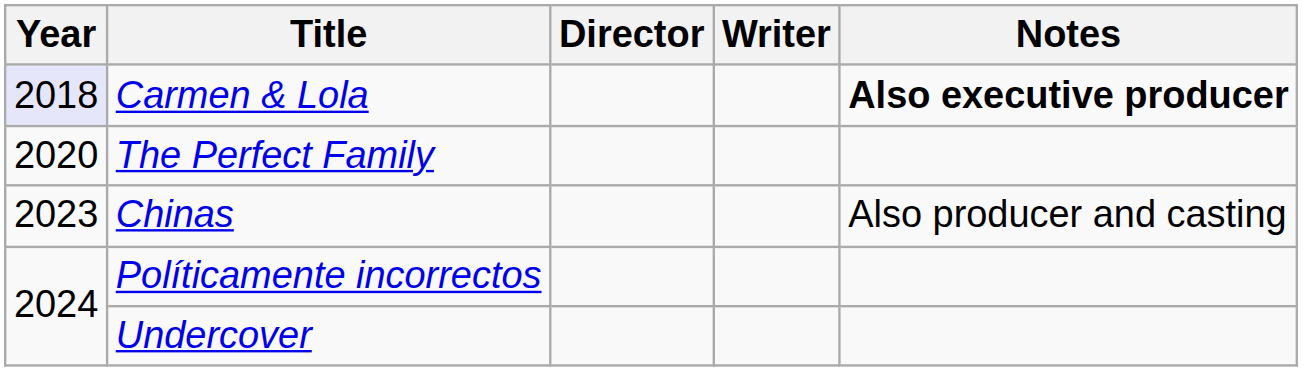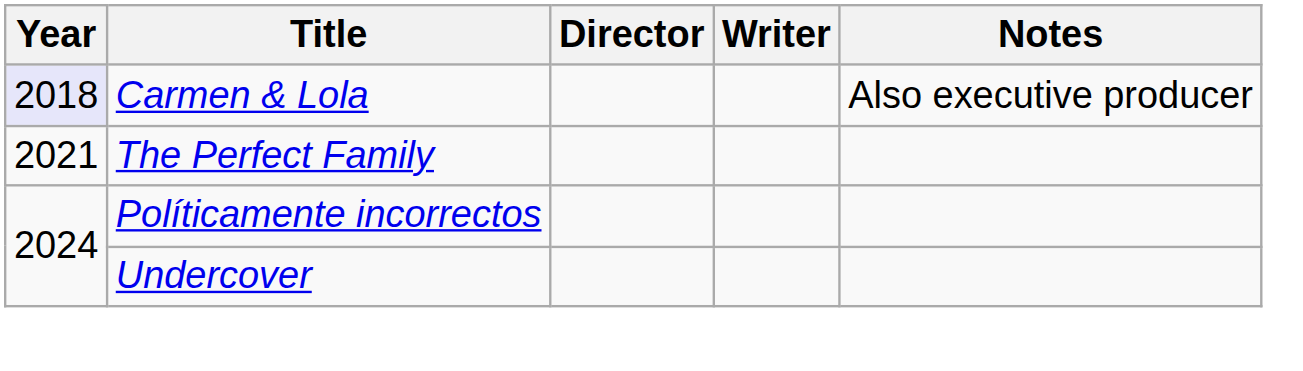(1068, 94) bold -> (1051, 94) normal
(56, 154) 2020 -> (56, 154) 2021
- row: (175, 214)
